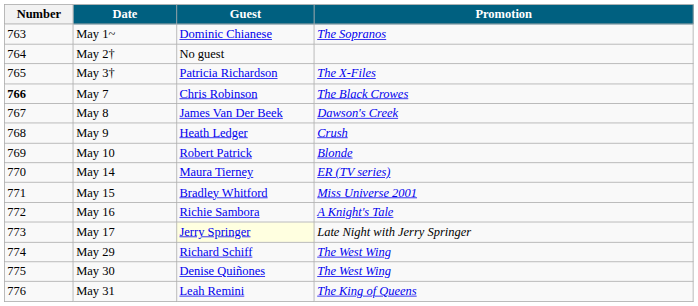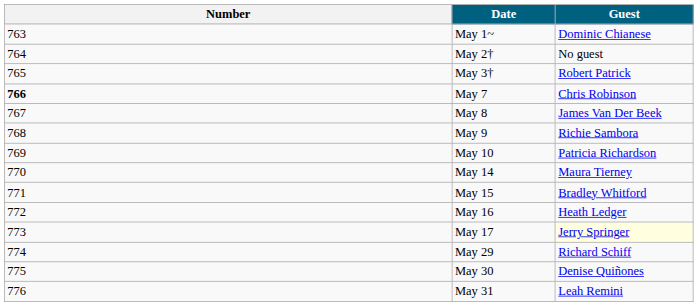- column: (504, 14)
(229, 73) Patricia Richardson -> (594, 73) Robert Patrick
(214, 133) Heath Ledger -> (598, 133) Richie Sambora
(216, 152) Robert Patrick -> (607, 152) Patricia Richardson
(219, 212) Richie Sambora -> (592, 212) Heath Ledger
